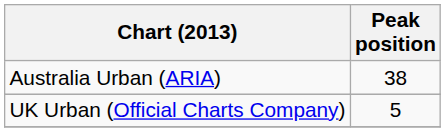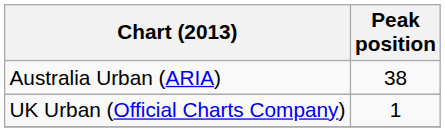(395, 110) 5 -> (395, 110) 1
